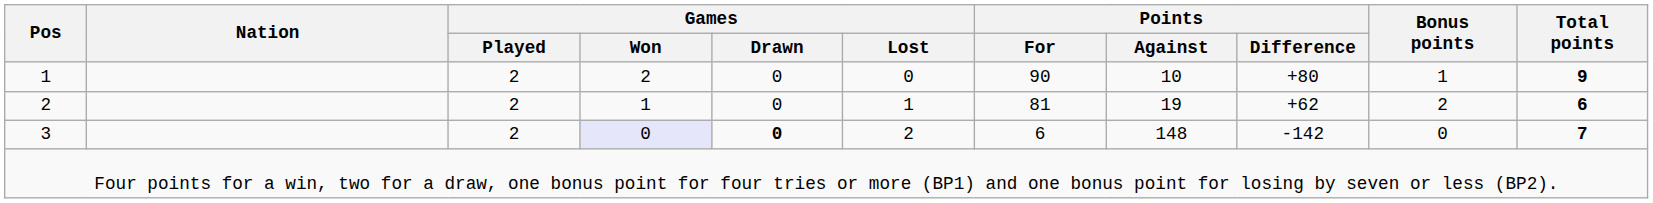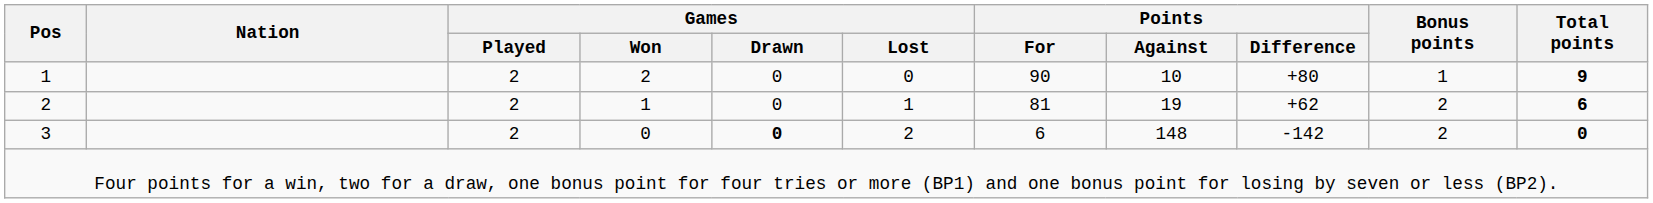(646, 134) lavender background -> (646, 134) no background
(1443, 134) 0 -> (1443, 134) 2
(1582, 134) 7 -> (1582, 134) 0
